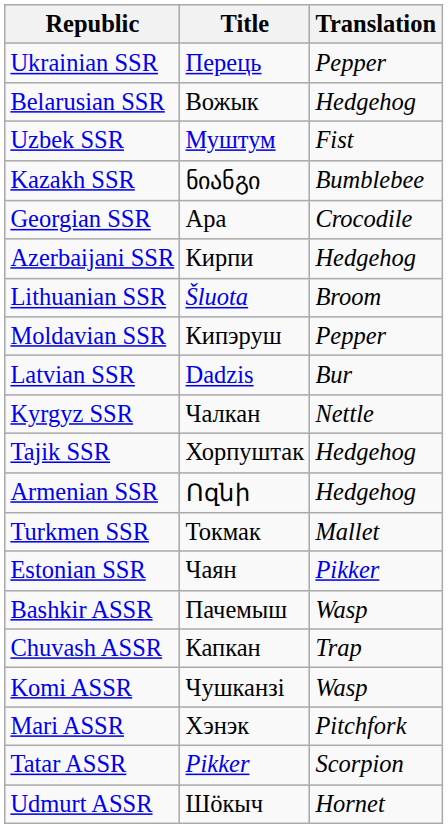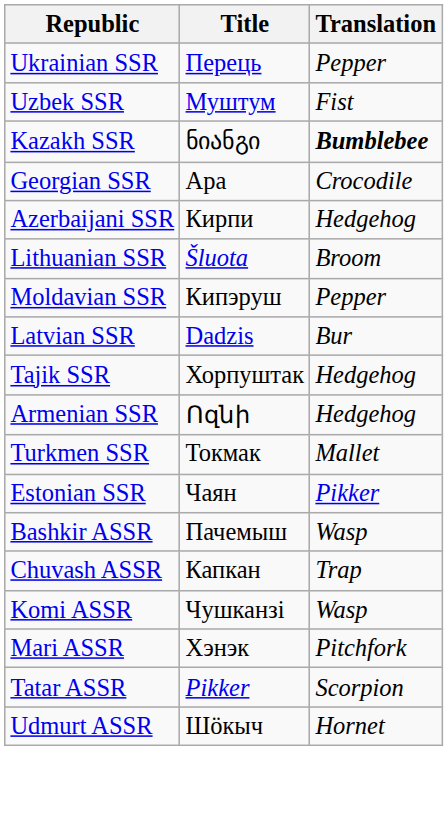- row: (88, 101)
(370, 179) normal -> (372, 141) bold
- row: (72, 413)
